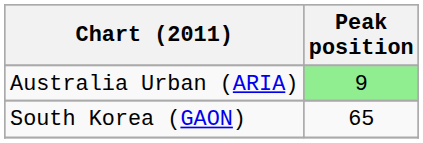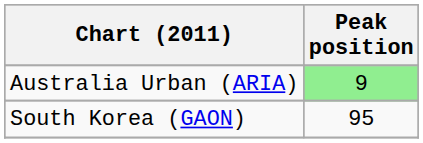(361, 119) 65 -> (361, 119) 95
